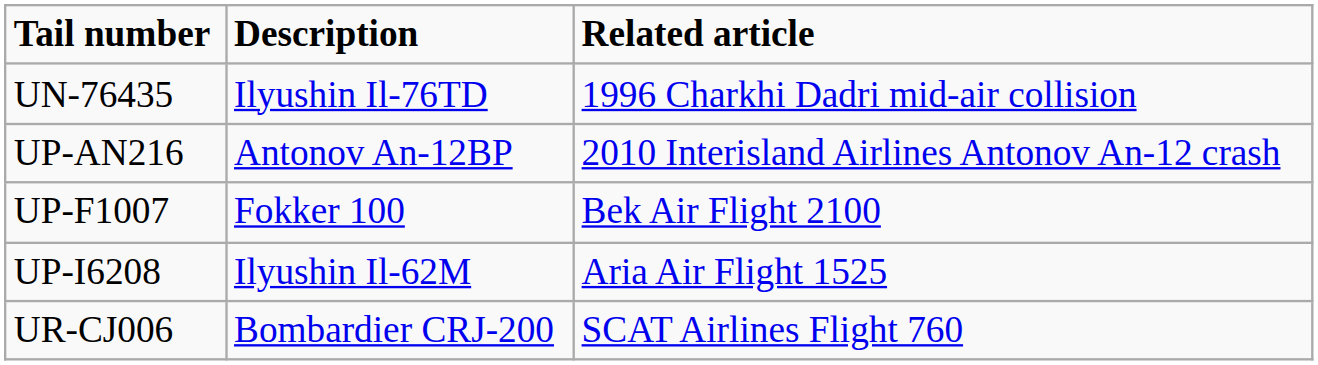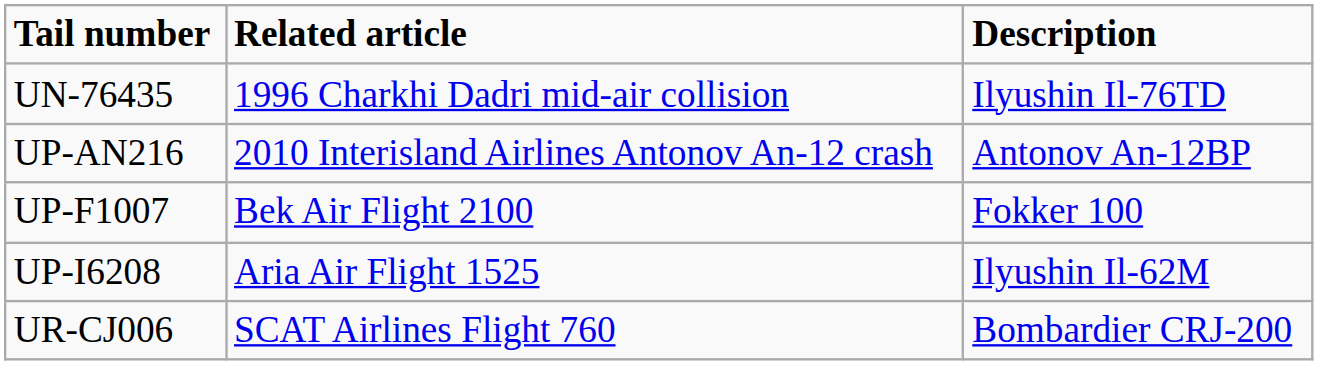columns swapped: (326, 34) <-> (698, 34)
